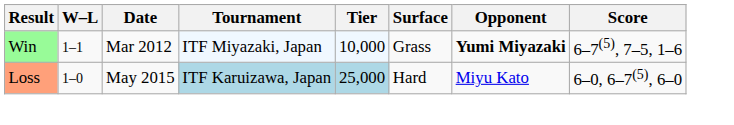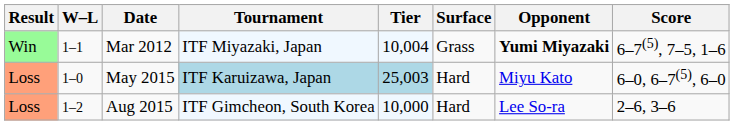(362, 46) 10,000 -> (405, 46) 10,004
(362, 77) 25,000 -> (405, 77) 25,003
+ row: (139, 106)
